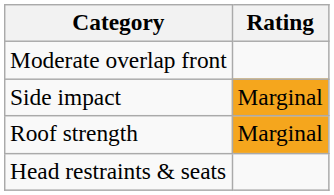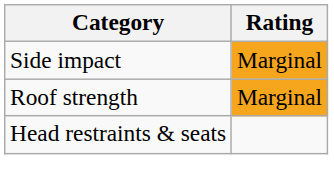- row: (118, 60)
